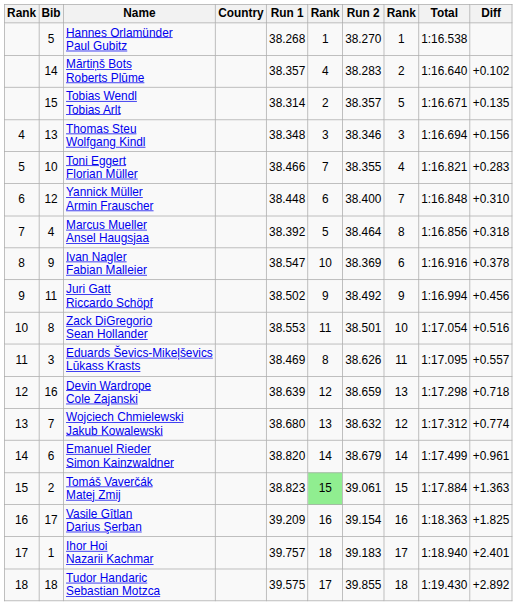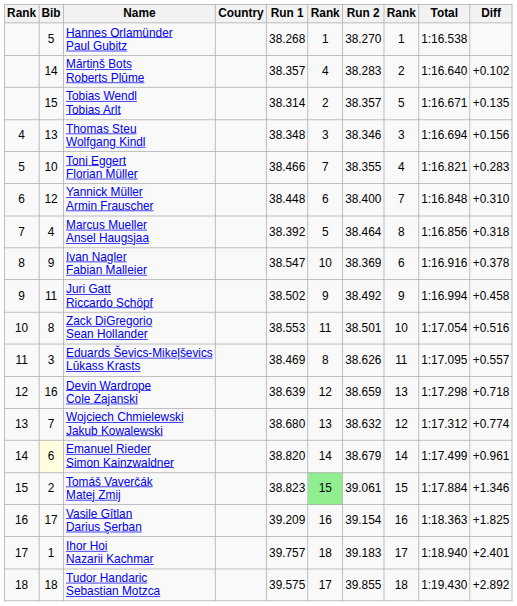(491, 296) +0.456 -> (491, 296) +0.458
(51, 456) no background -> (51, 456) lightyellow background
(491, 488) +1.363 -> (491, 488) +1.346
